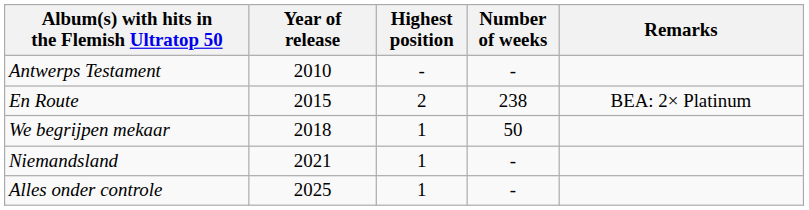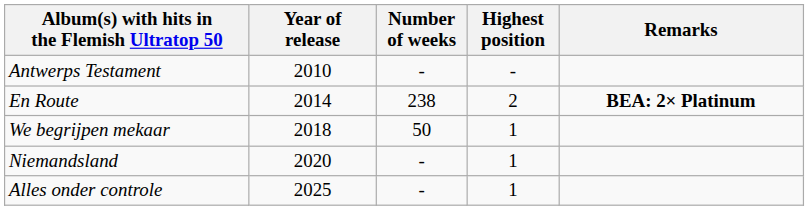columns swapped: (422, 30) <-> (513, 30)
(313, 100) 2015 -> (313, 100) 2014
(681, 100) normal -> (681, 100) bold
(313, 160) 2021 -> (313, 160) 2020
